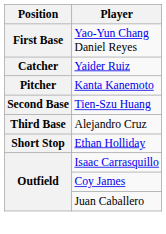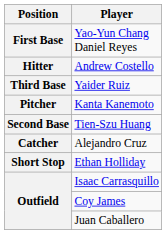+ row: (114, 66)
(38, 66) Catcher -> (38, 85) Third Base
(38, 124) Third Base -> (38, 143) Catcher
